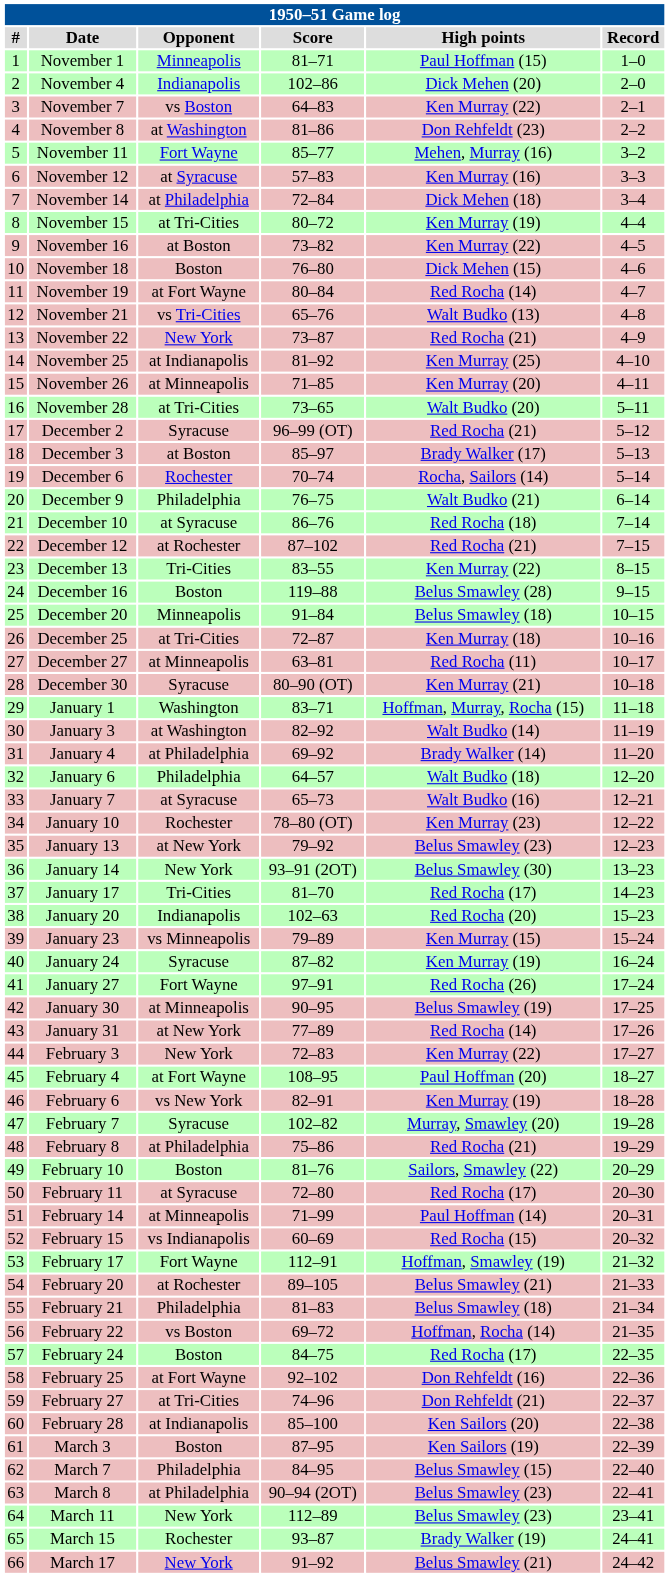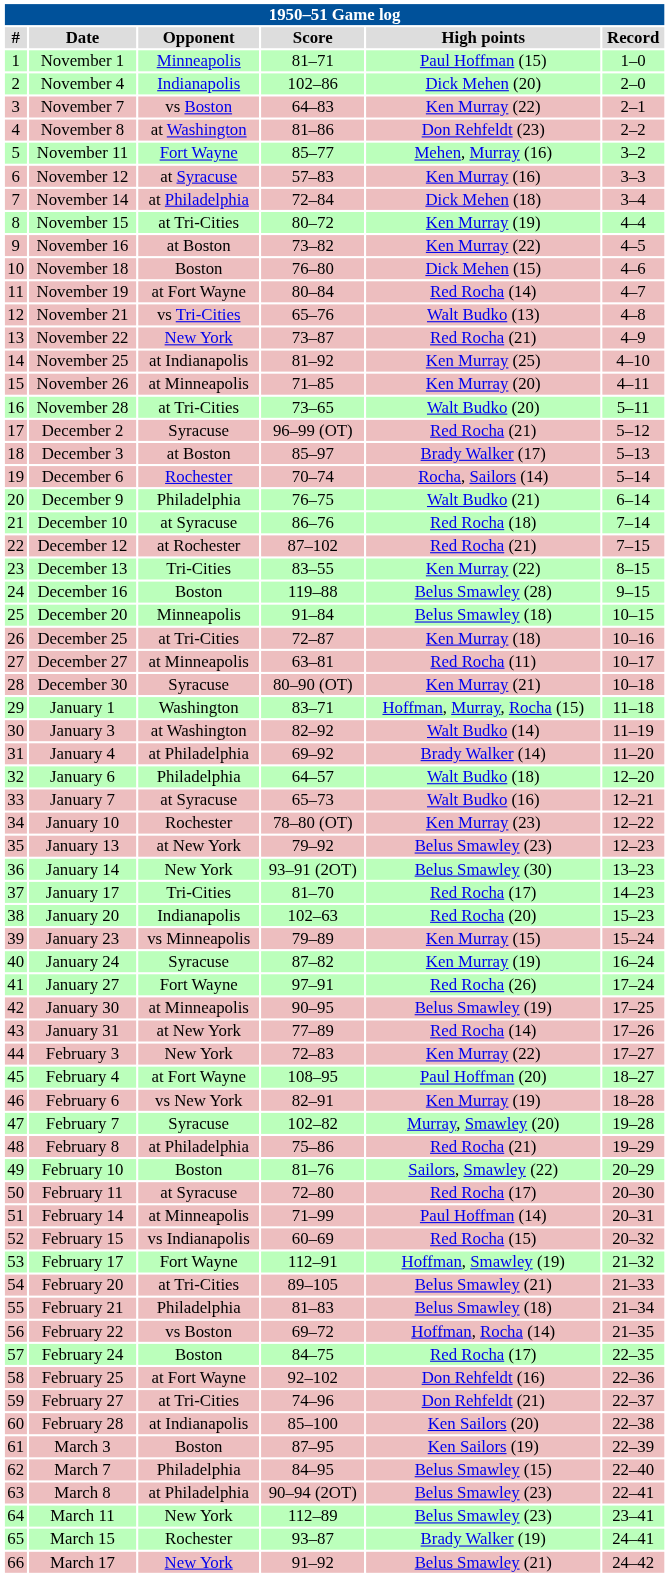(199, 1285) at Rochester -> (199, 1285) at Tri-Cities
